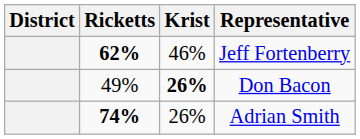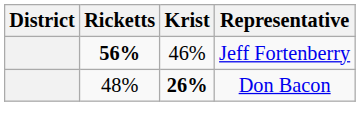(120, 52) 62% -> (120, 52) 56%
(120, 85) 49% -> (120, 85) 48%
- row: (285, 117)
